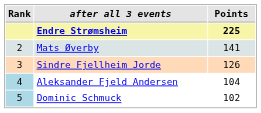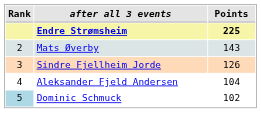(232, 48) 141 -> (232, 48) 143
(19, 82) lightblue background -> (19, 82) no background
